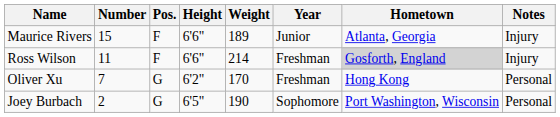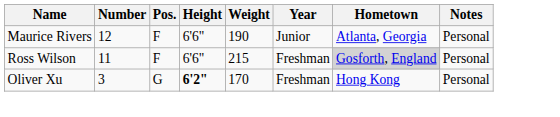(105, 36) 15 -> (105, 36) 12
(238, 36) 189 -> (238, 36) 190
(522, 36) Injury -> (466, 36) Personal
(238, 58) 214 -> (238, 58) 215
(522, 58) Injury -> (466, 58) Personal
(101, 79) 7 -> (101, 79) 3
(194, 79) normal -> (195, 79) bold
- row: (45, 101)
